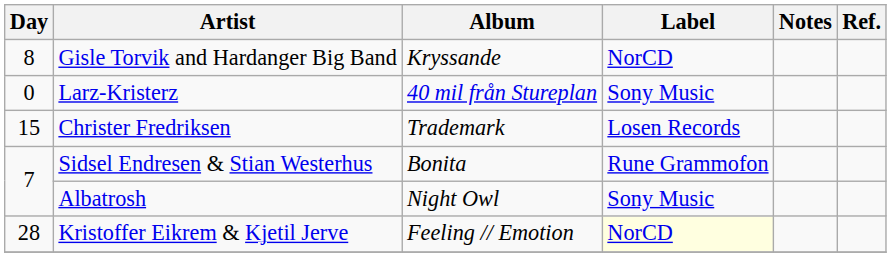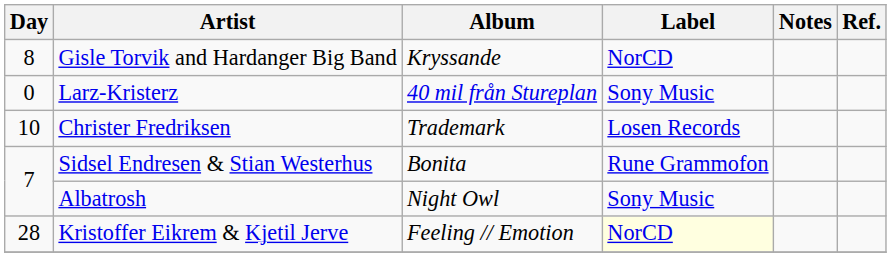(29, 127) 15 -> (29, 127) 10
